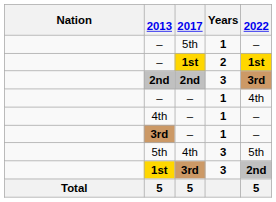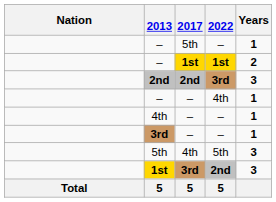columns swapped: (256, 26) <-> (223, 20)
